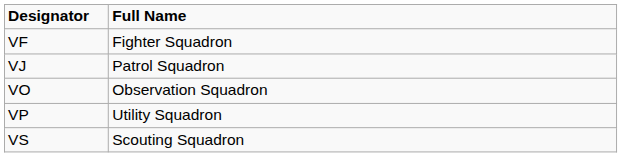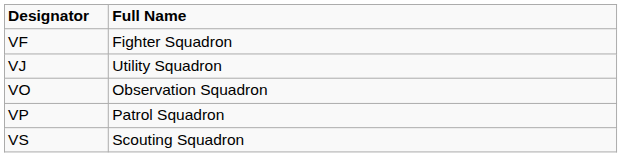(168, 66) Patrol Squadron -> (167, 66) Utility Squadron
(167, 115) Utility Squadron -> (168, 115) Patrol Squadron
